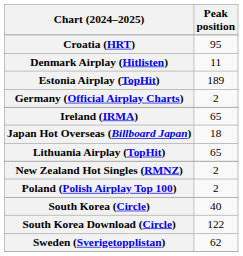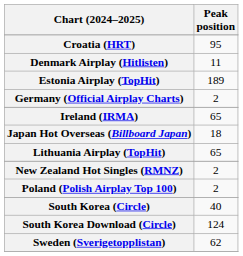(216, 224) 122 -> (216, 224) 124
